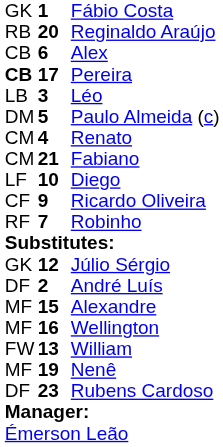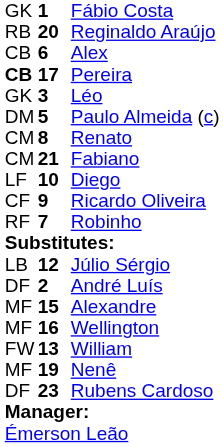(16, 95) LB -> (19, 95) GK
(43, 137) 4 -> (43, 137) 8
(19, 264) GK -> (16, 264) LB
